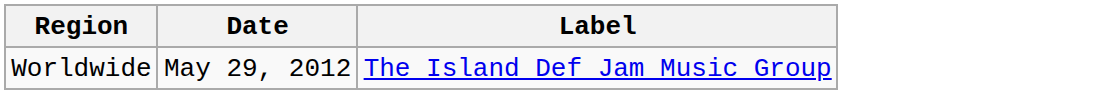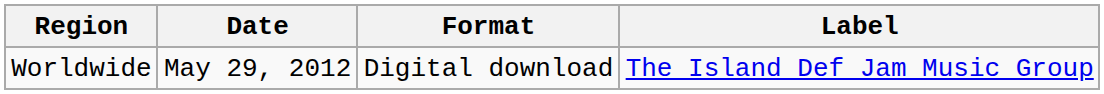+ column: (488, 26)
